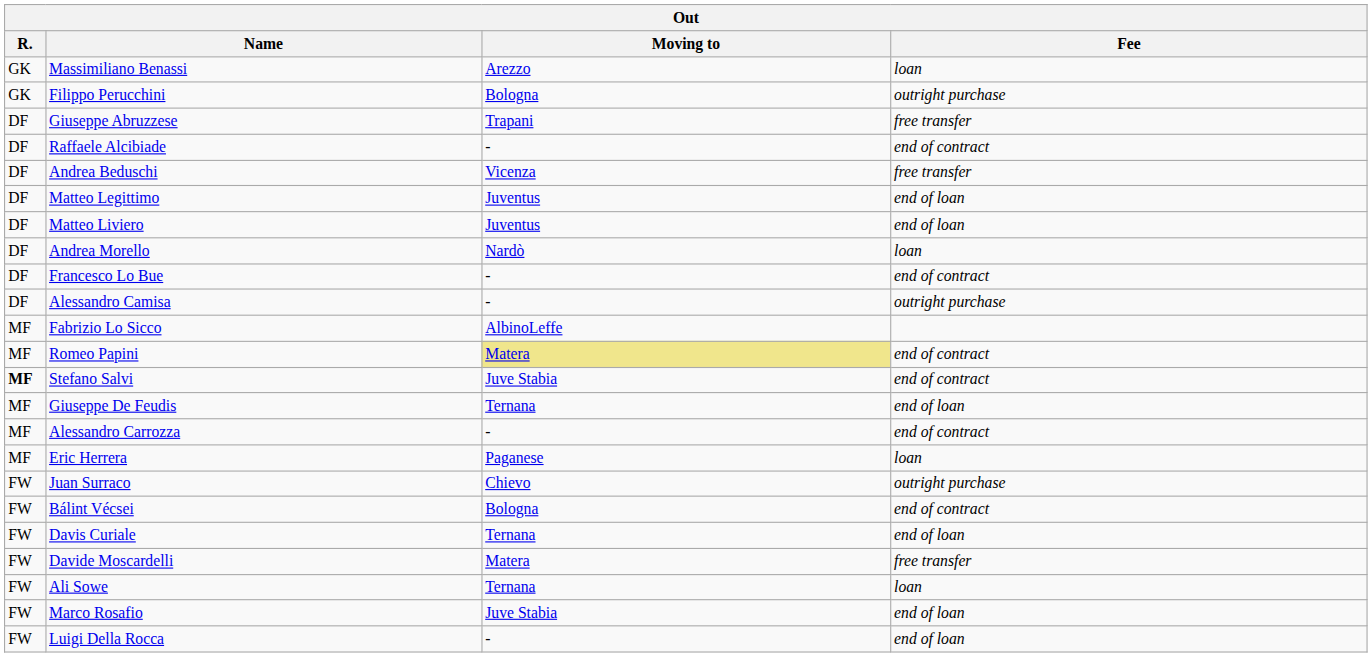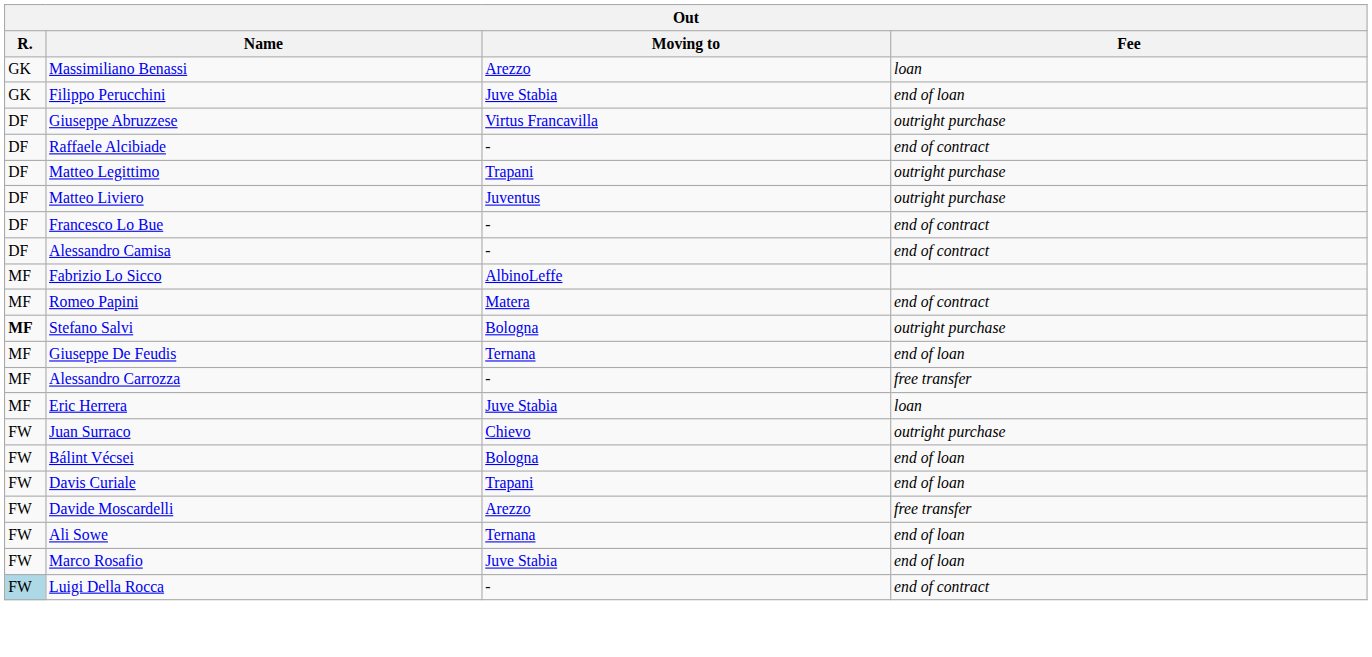(512, 95) Bologna -> (521, 95) Juve Stabia
(950, 95) outright purchase -> (929, 95) end of loan
(509, 121) Trapani -> (542, 121) Virtus Francavilla
(933, 121) free transfer -> (950, 121) outright purchase
- row: (103, 173)
(513, 199) Juventus -> (509, 173) Trapani
(929, 199) end of loan -> (950, 173) outright purchase
(929, 224) end of loan -> (950, 199) outright purchase
- row: (99, 250)
(950, 302) outright purchase -> (942, 250) end of contract
(507, 354) khaki background -> (507, 302) no background
(521, 380) Juve Stabia -> (512, 328) Bologna
(942, 380) end of contract -> (950, 328) outright purchase
(942, 432) end of contract -> (933, 380) free transfer
(514, 457) Paganese -> (521, 406) Juve Stabia
(942, 509) end of contract -> (929, 457) end of loan
(510, 535) Ternana -> (509, 483) Trapani
(507, 561) Matera -> (508, 509) Arezzo
(908, 587) loan -> (929, 535) end of loan
(20, 639) no background -> (20, 587) lightblue background
(929, 639) end of loan -> (942, 587) end of contract
